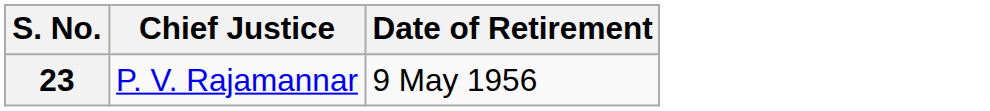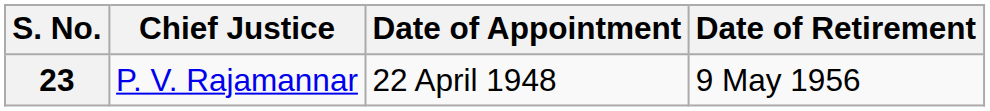+ column: (527, 29)
